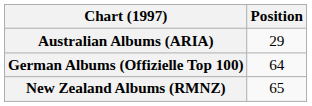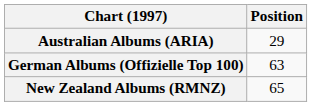(277, 64) 64 -> (277, 64) 63
